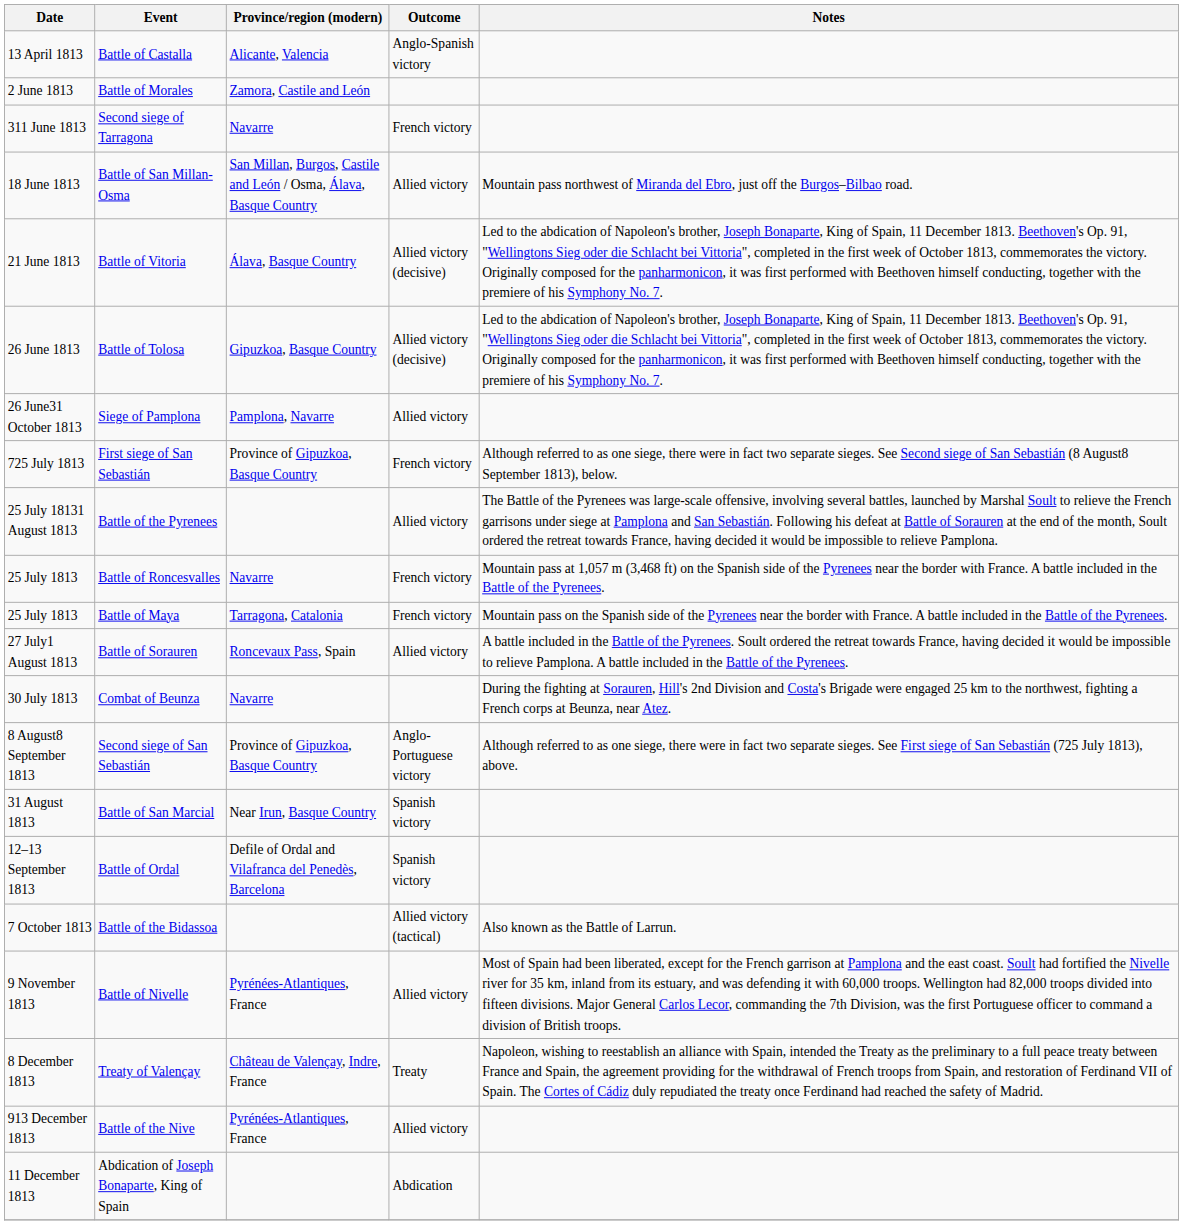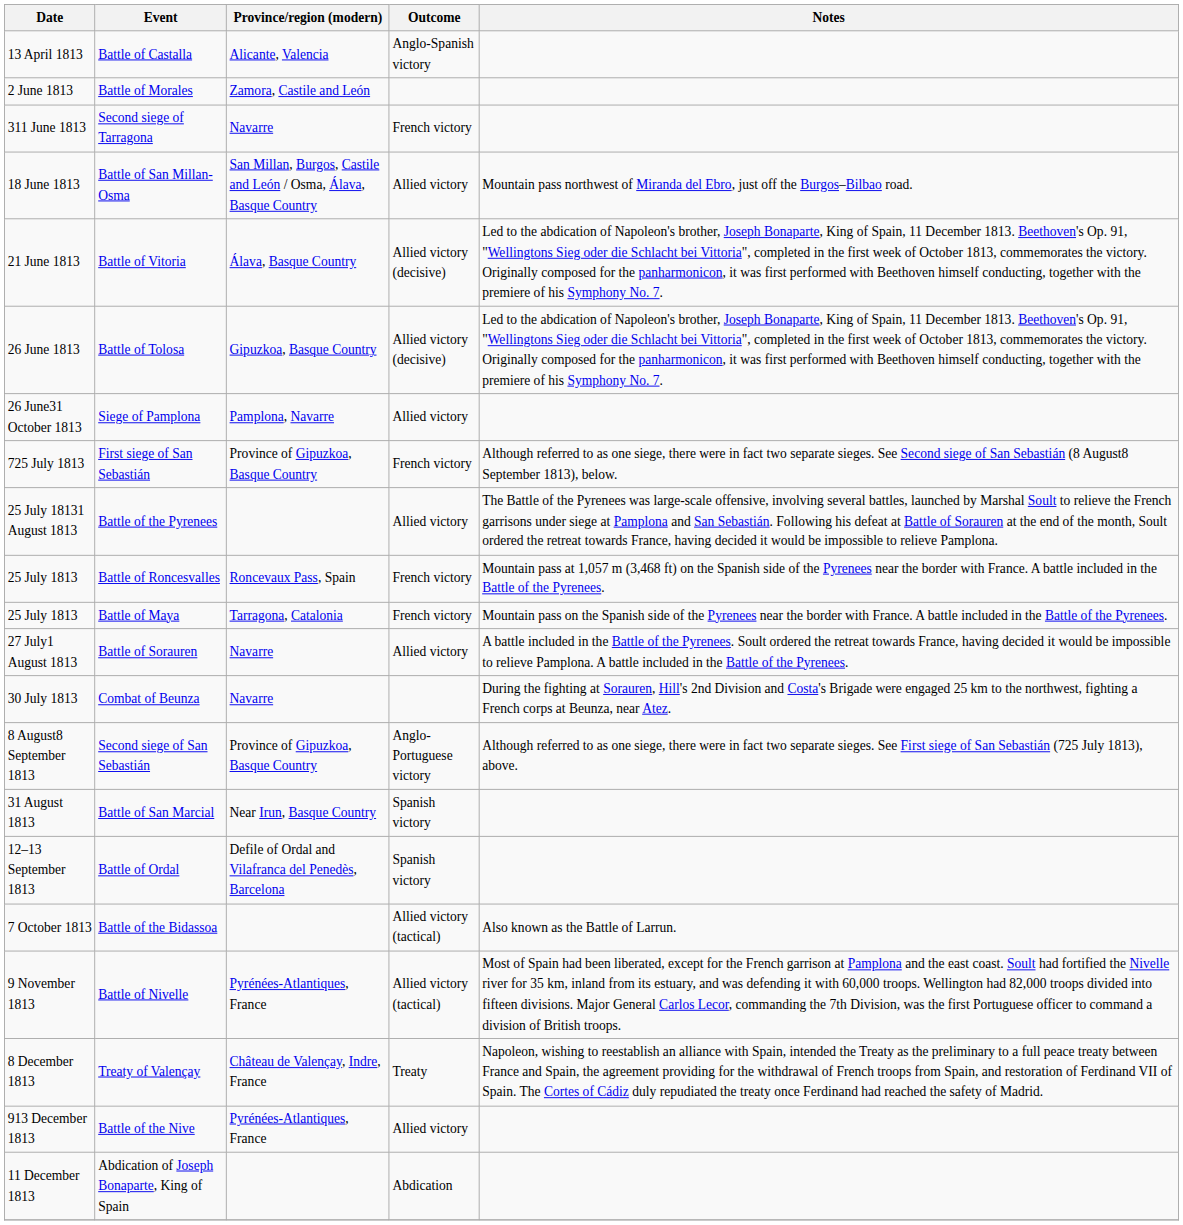(251, 578) Navarre -> (293, 578) Roncevaux Pass, Spain
(293, 652) Roncevaux Pass, Spain -> (251, 652) Navarre
(430, 994) Allied victory -> (430, 994) Allied victory (tactical)
